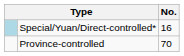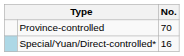rows swapped: (88, 28) <-> (62, 43)
